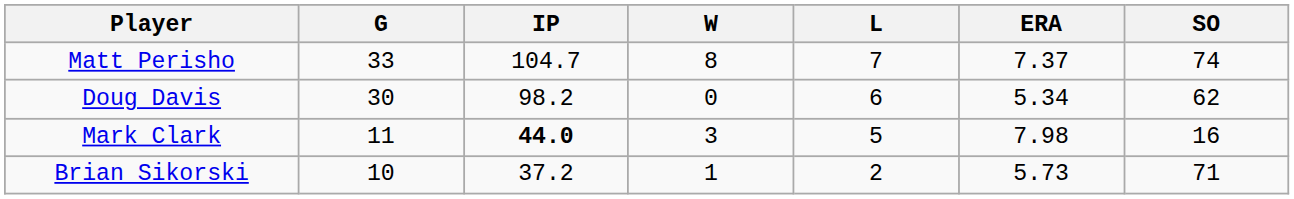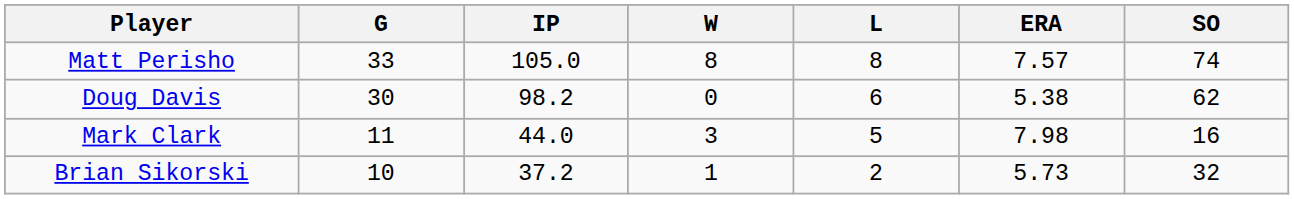(546, 61) 104.7 -> (546, 61) 105.0
(876, 61) 7 -> (876, 61) 8
(1041, 61) 7.37 -> (1041, 61) 7.57
(1041, 99) 5.34 -> (1041, 99) 5.38
(546, 137) bold -> (546, 137) normal
(1206, 175) 71 -> (1206, 175) 32
